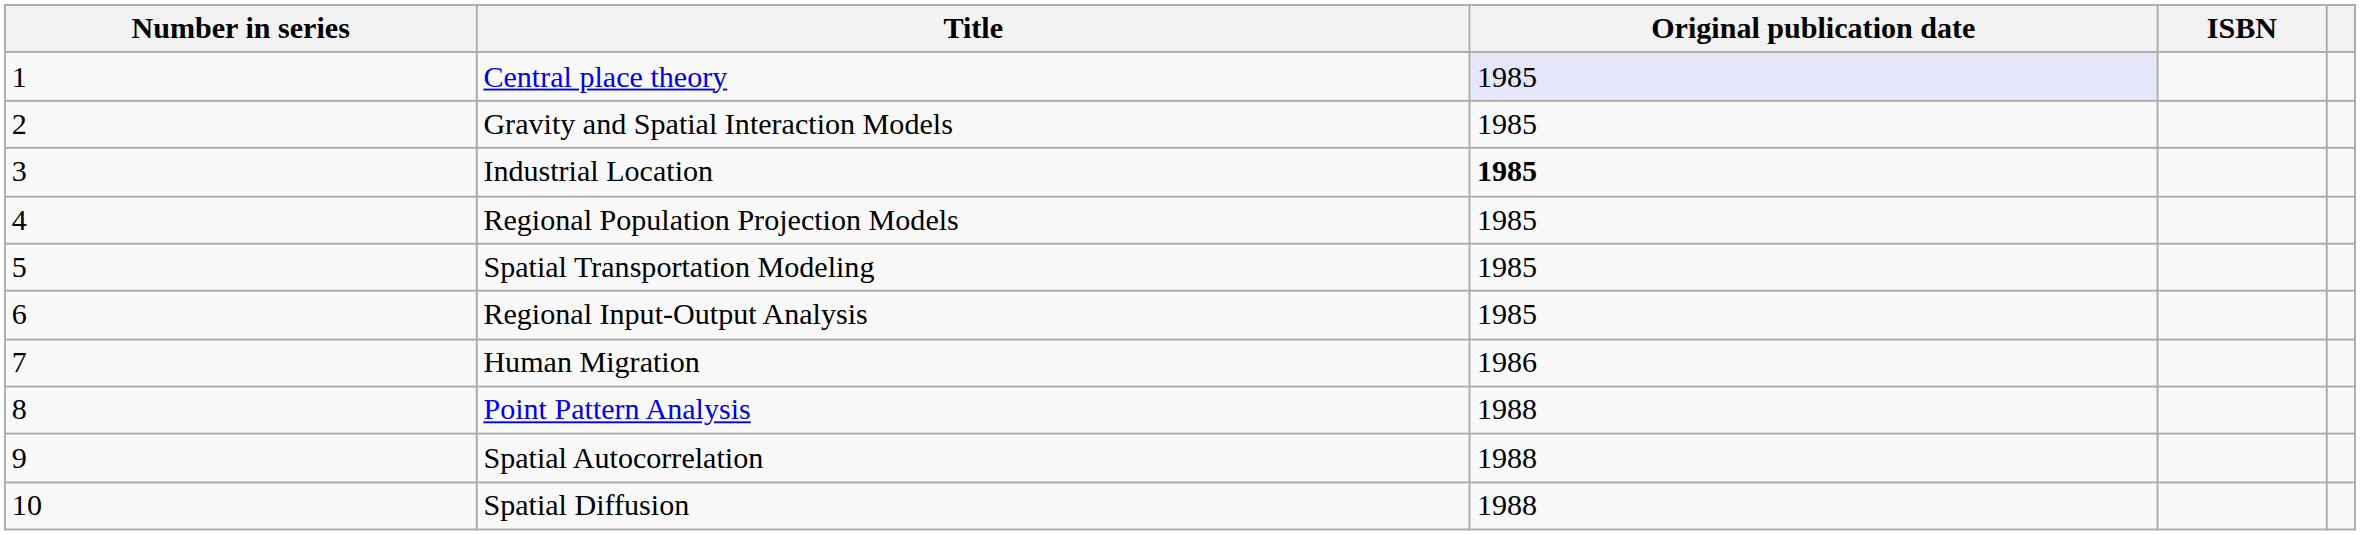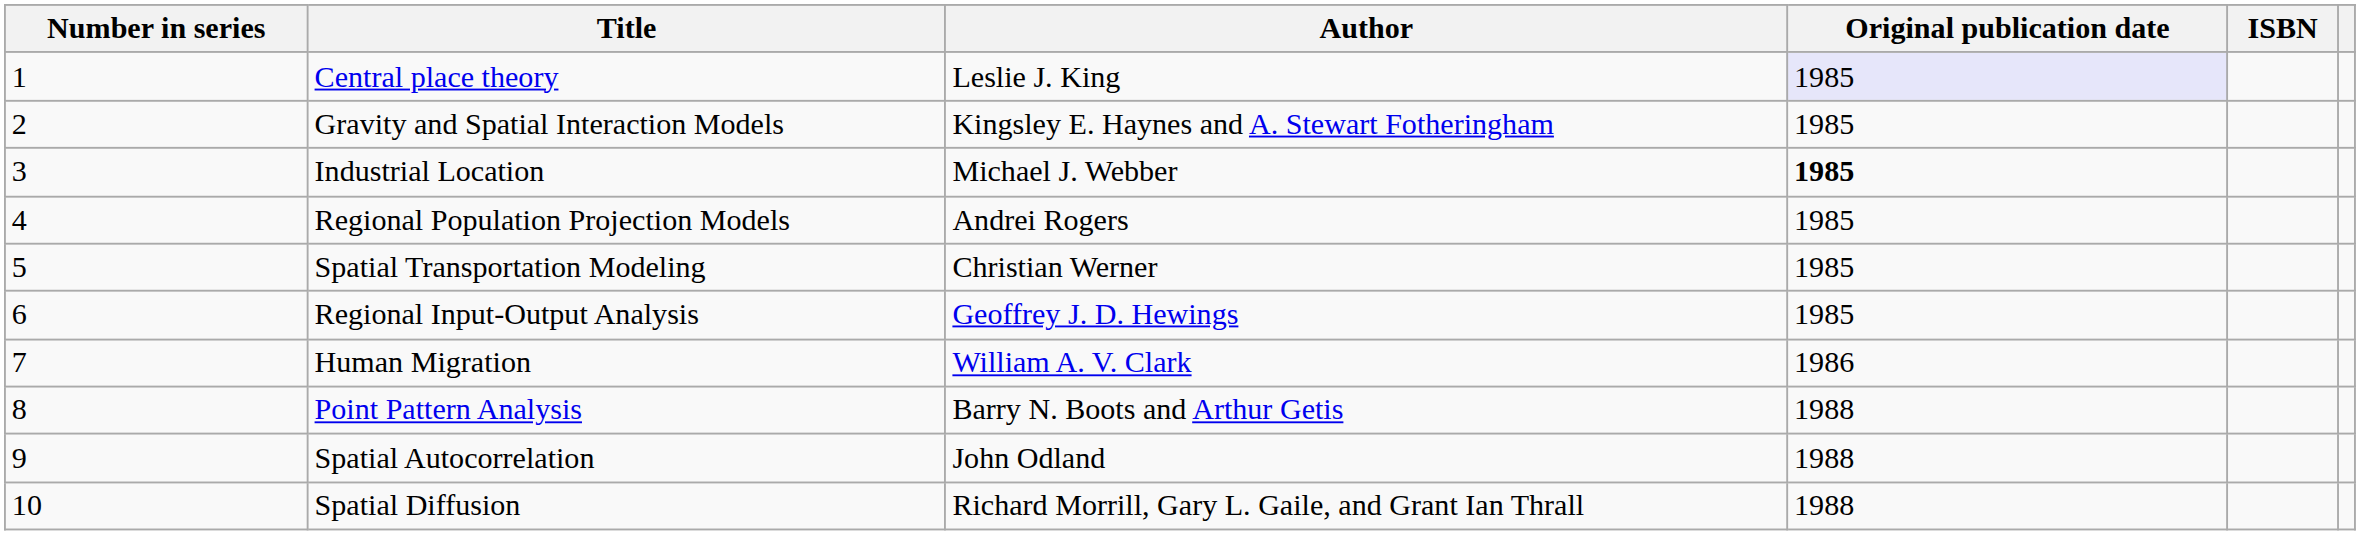+ column: (1366, 28)
